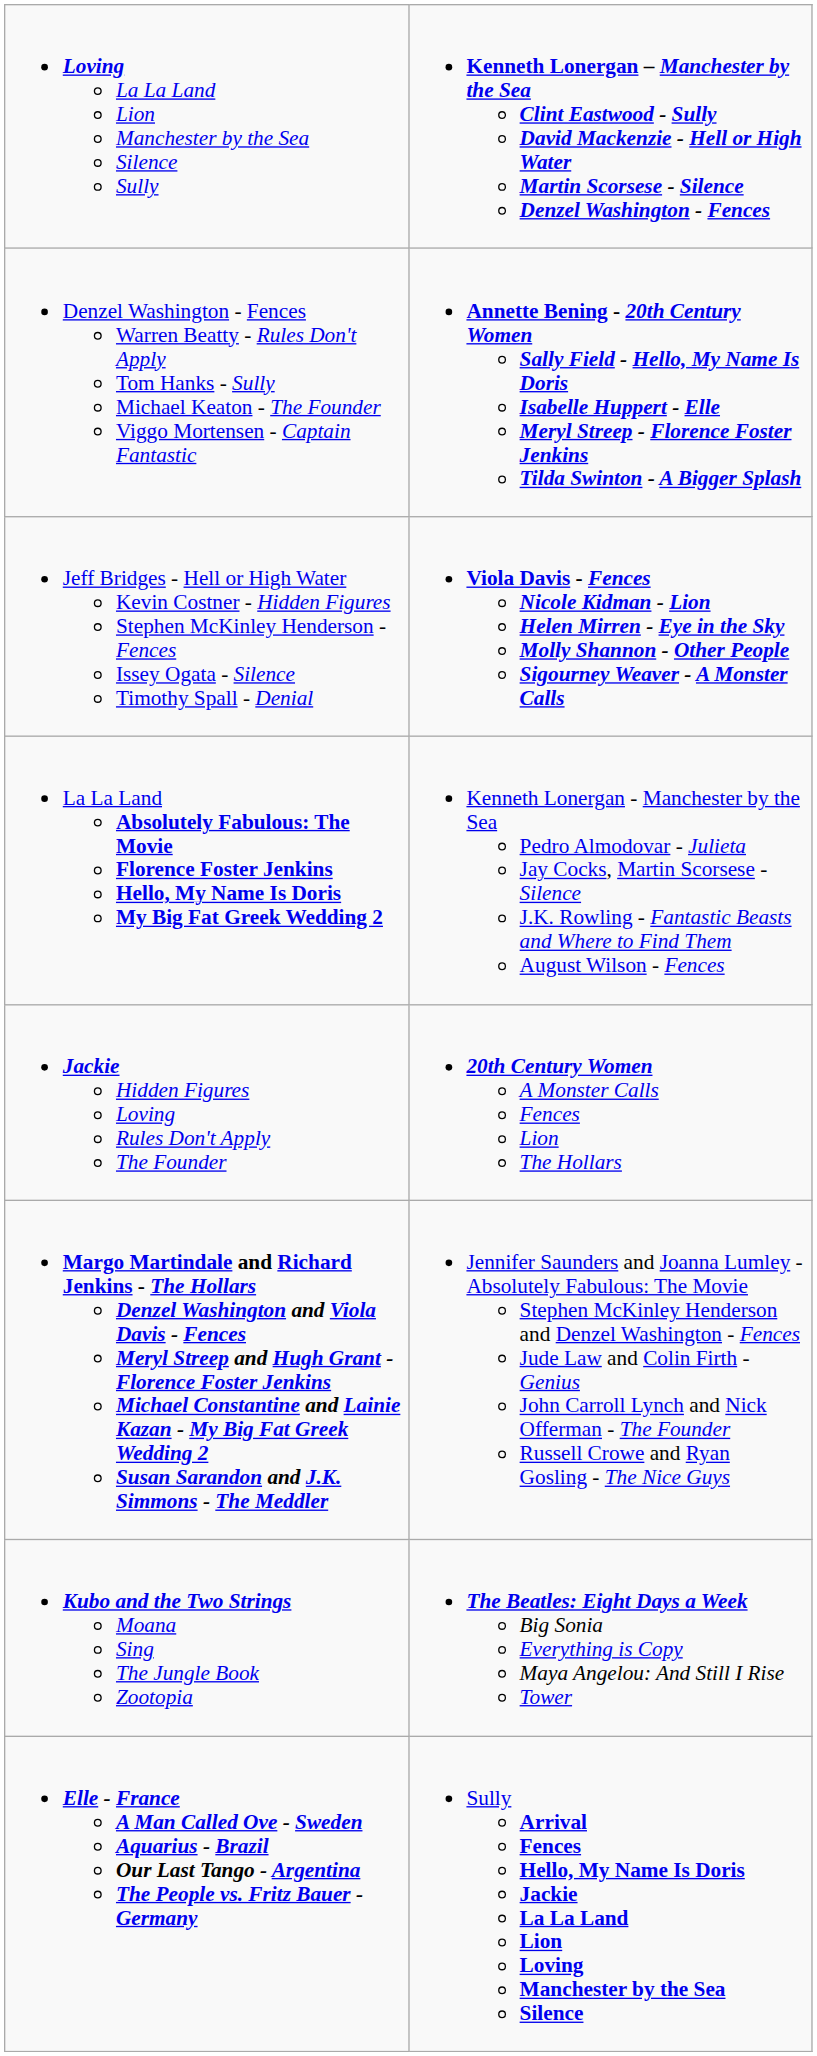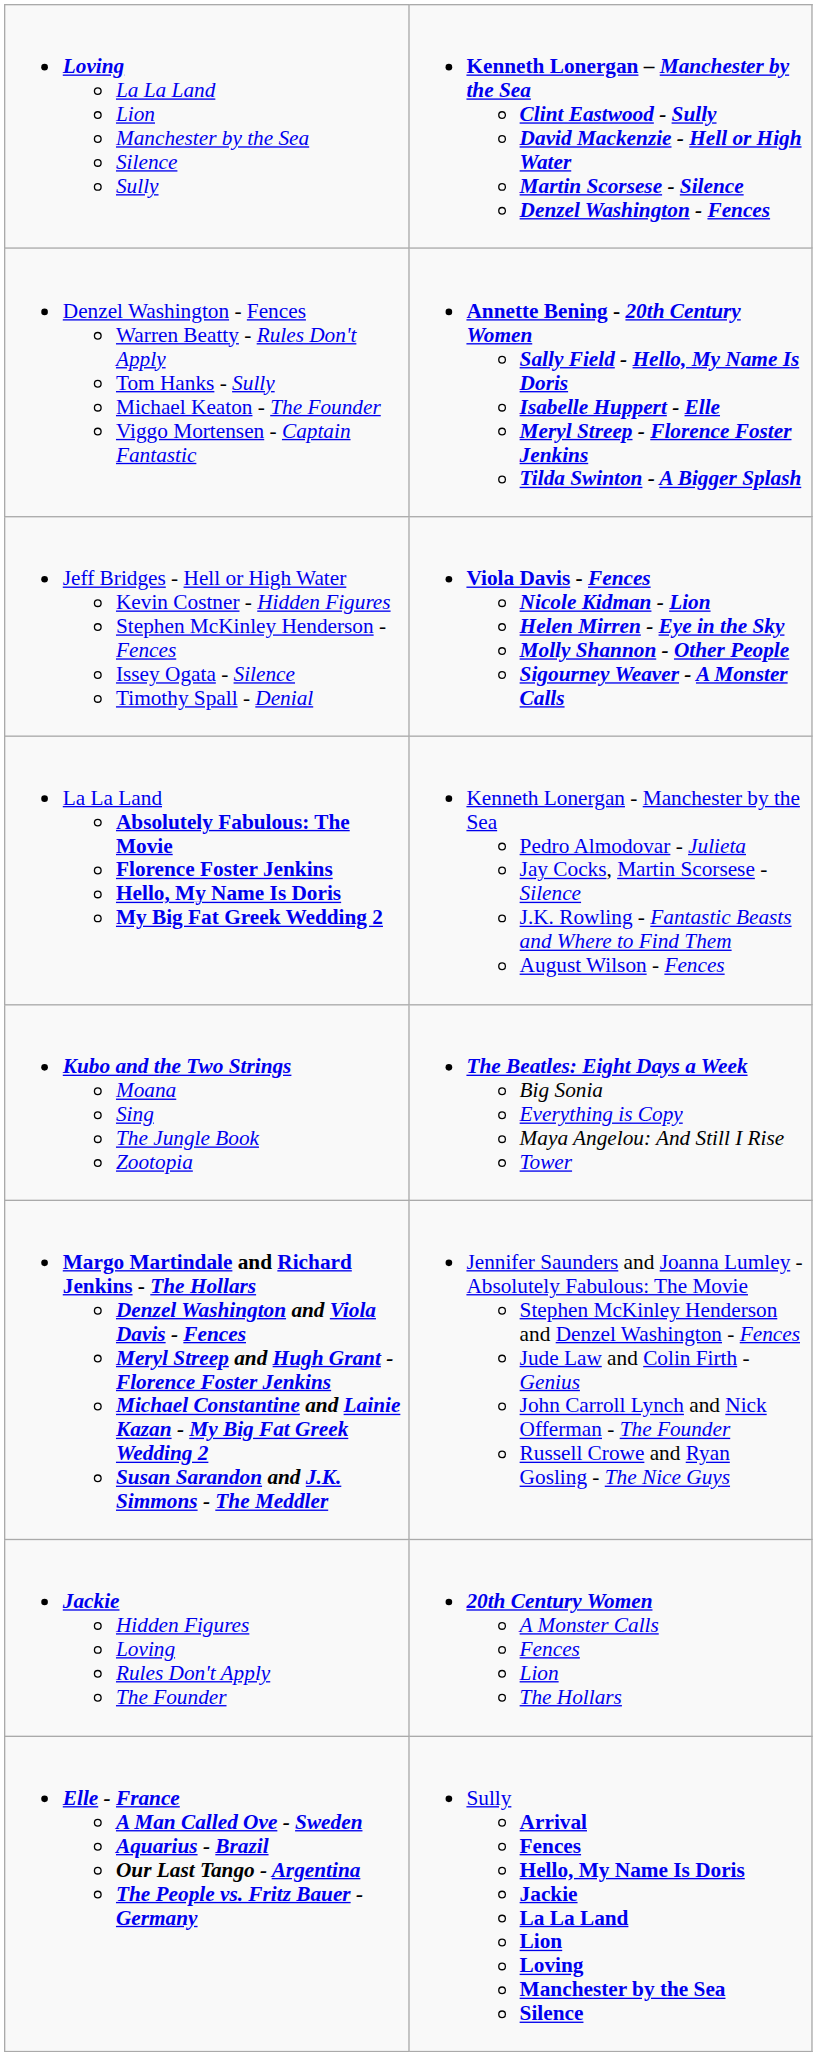rows swapped: (206, 1114) <-> (206, 1650)
